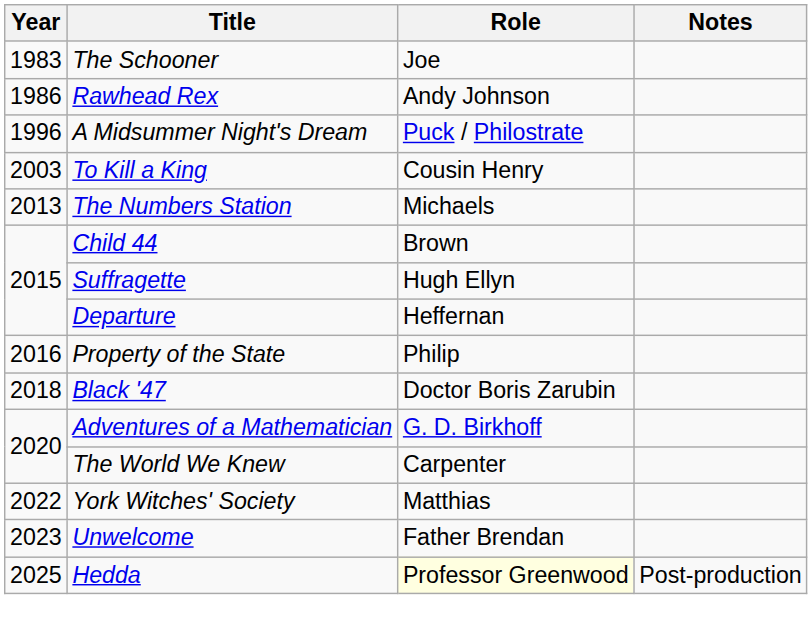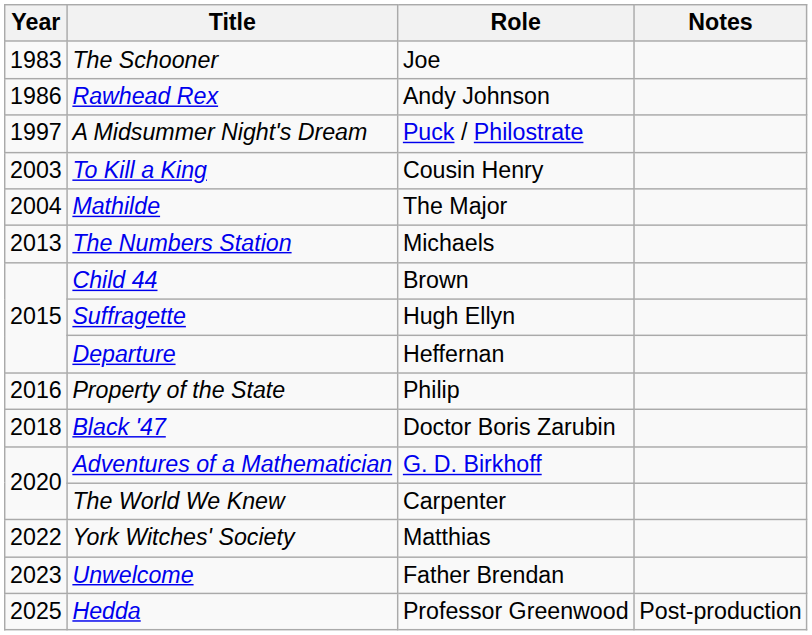(36, 133) 1996 -> (36, 133) 1997
+ row: (116, 206)
(516, 574) lightyellow background -> (516, 611) no background
